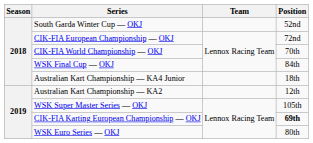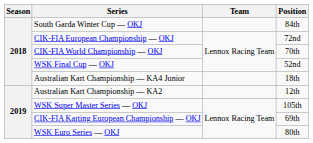(292, 24) 52nd -> (292, 24) 84th
(292, 64) 84th -> (292, 64) 52nd
(292, 118) bold -> (292, 118) normal
